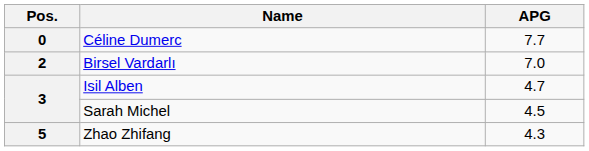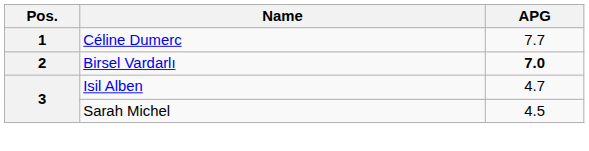(42, 39) 0 -> (42, 39) 1
(535, 63) normal -> (535, 63) bold
- row: (127, 134)
